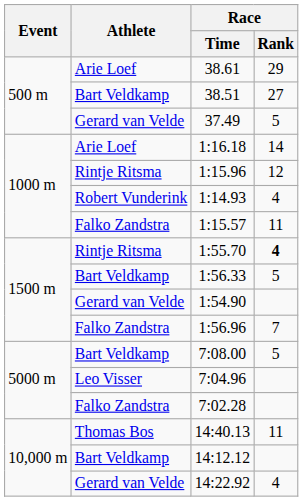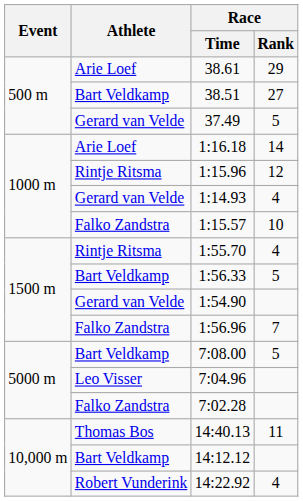(131, 199) Robert Vunderink -> (130, 199) Gerard van Velde
(276, 224) 11 -> (276, 224) 10
(276, 250) bold -> (276, 250) normal
(130, 483) Gerard van Velde -> (131, 483) Robert Vunderink
